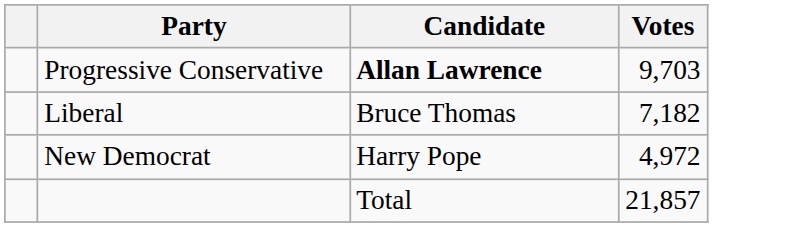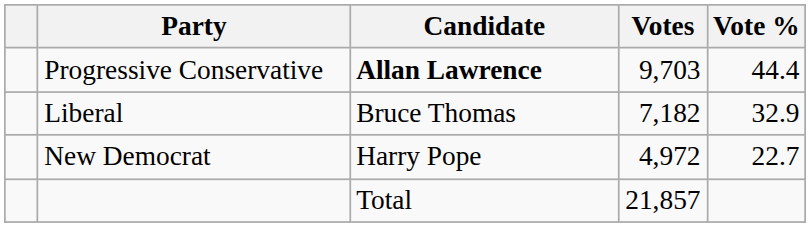+ column: (756, 26)
